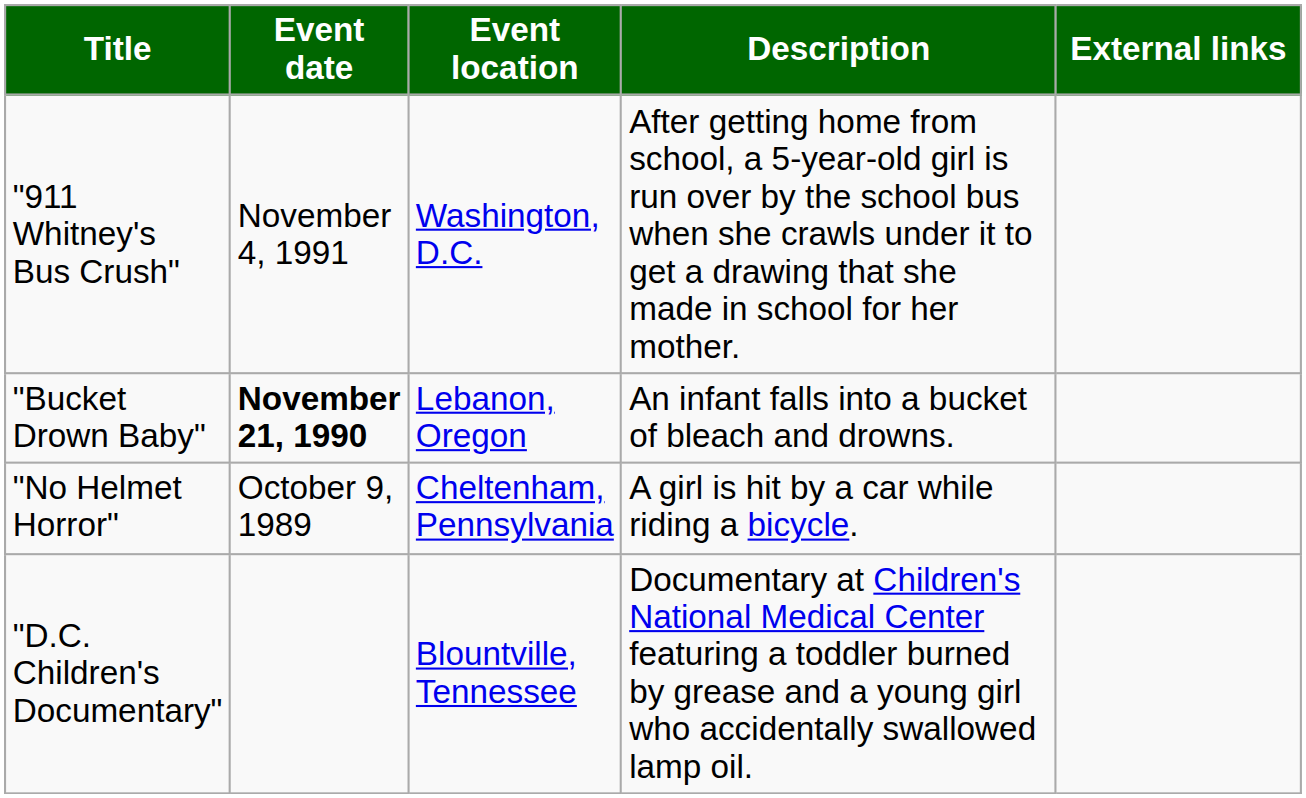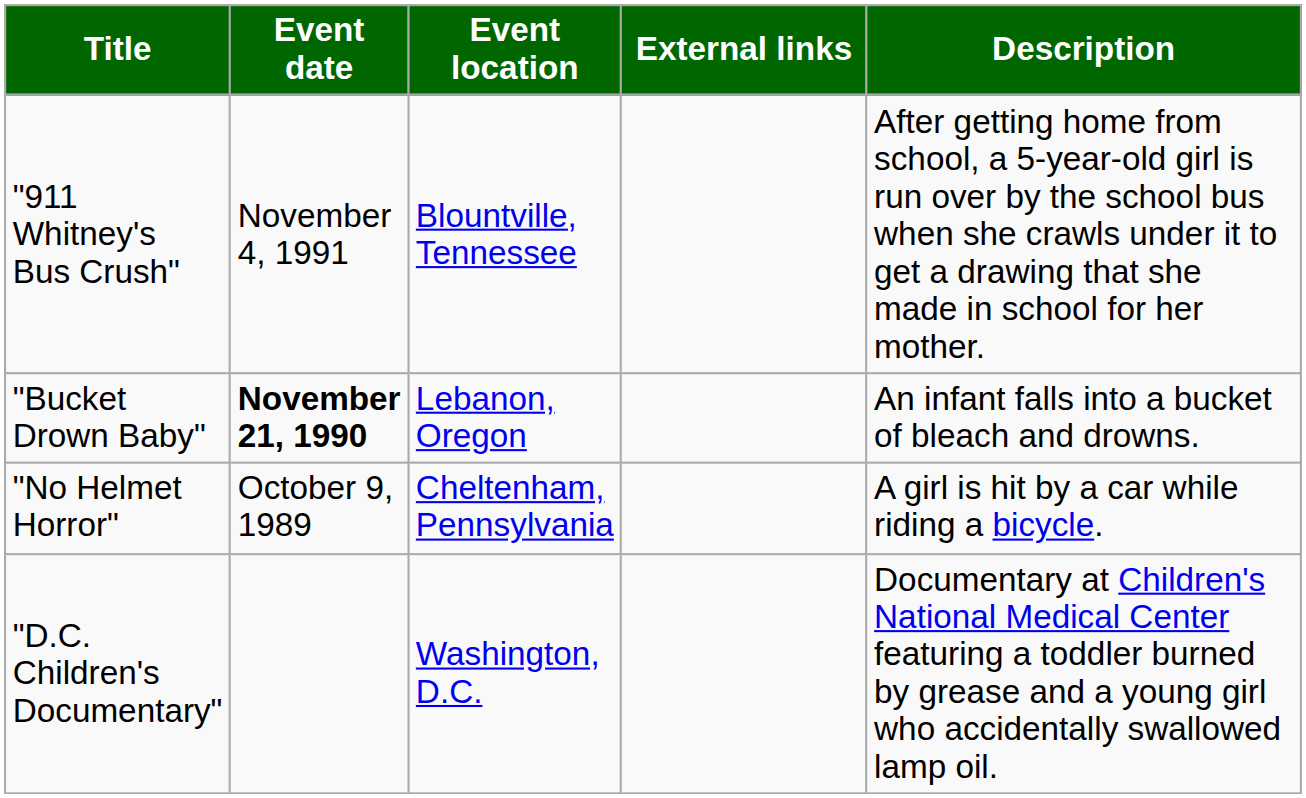columns swapped: (839, 49) <-> (1178, 49)
(508, 233) Washington, D.C. -> (496, 233) Blountville, Tennessee
(496, 672) Blountville, Tennessee -> (508, 672) Washington, D.C.
